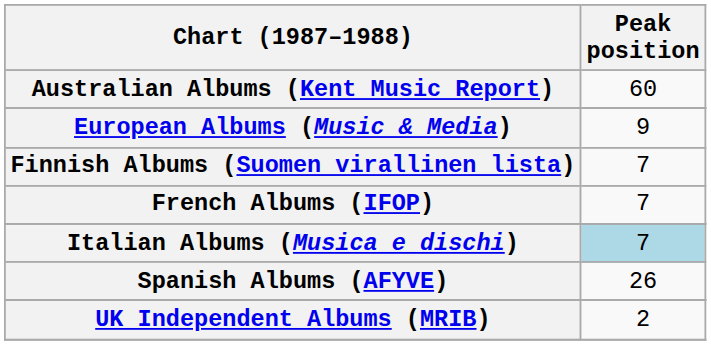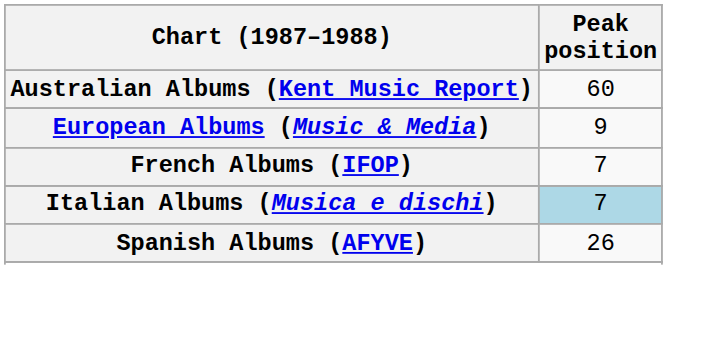- row: (293, 166)
- row: (293, 320)
